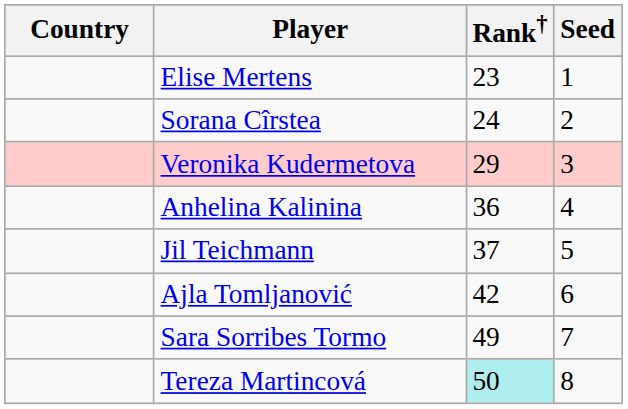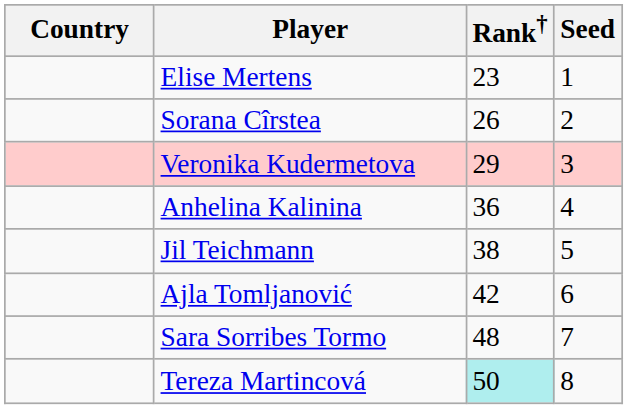(486, 120) 24 -> (486, 120) 26
(486, 250) 37 -> (486, 250) 38
(486, 337) 49 -> (486, 337) 48
